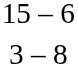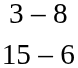rows swapped: (38, 54) <-> (38, 13)
